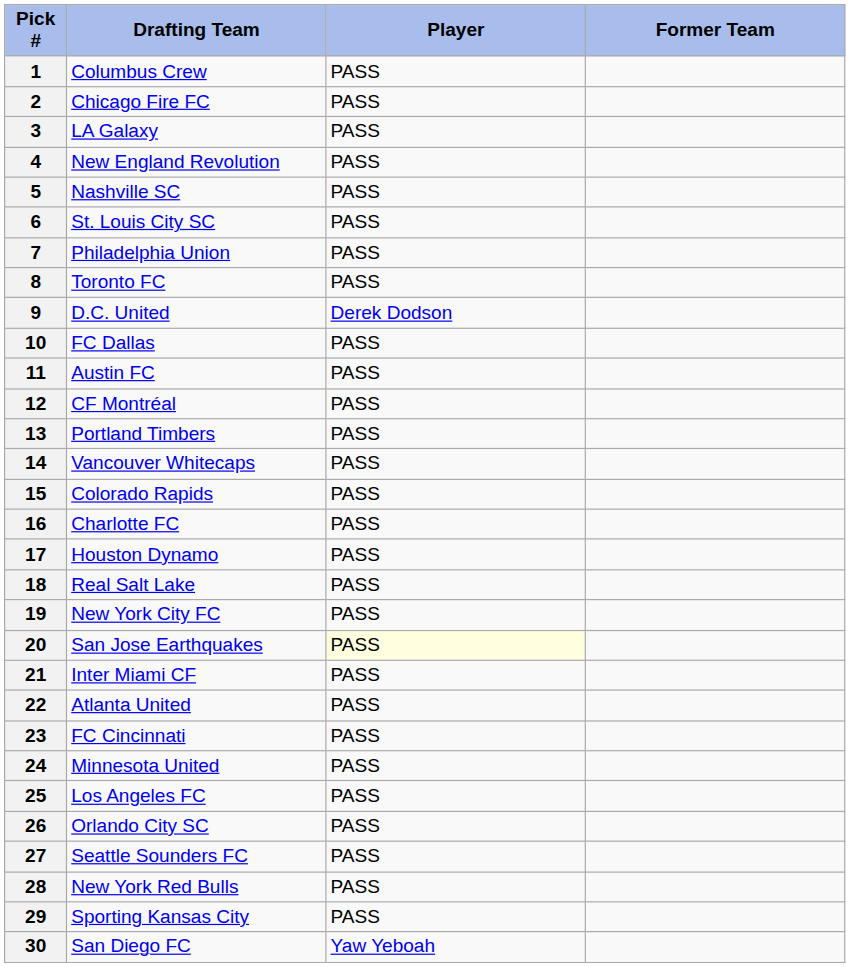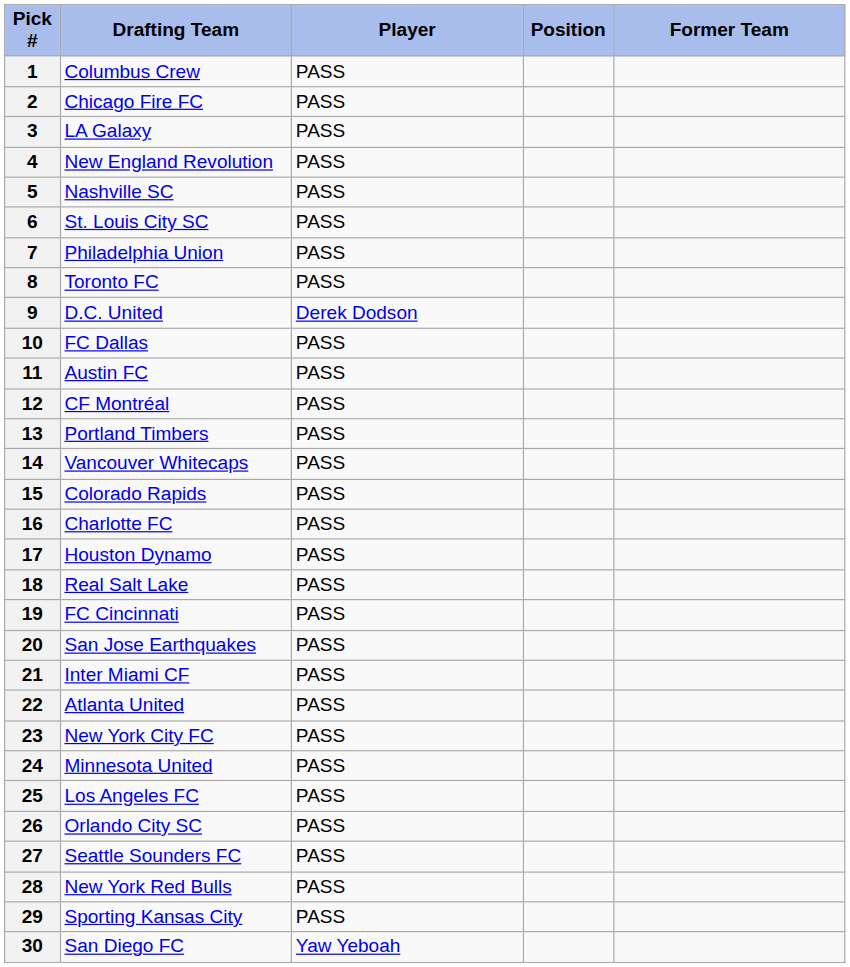+ column: (568, 30)
(146, 614) New York City FC -> (122, 614) FC Cincinnati
(355, 644) lightyellow background -> (321, 644) no background
(128, 735) FC Cincinnati -> (139, 735) New York City FC
